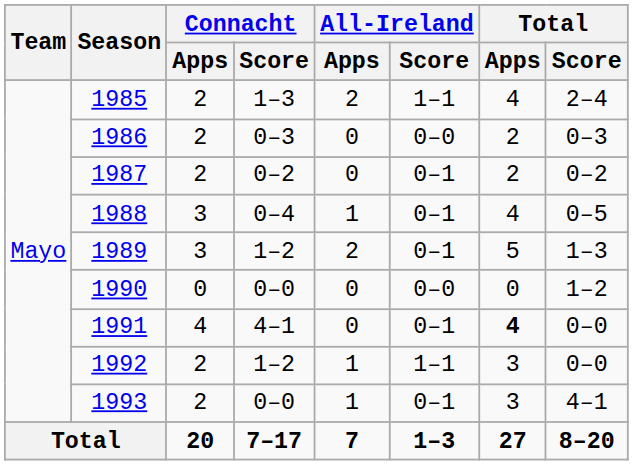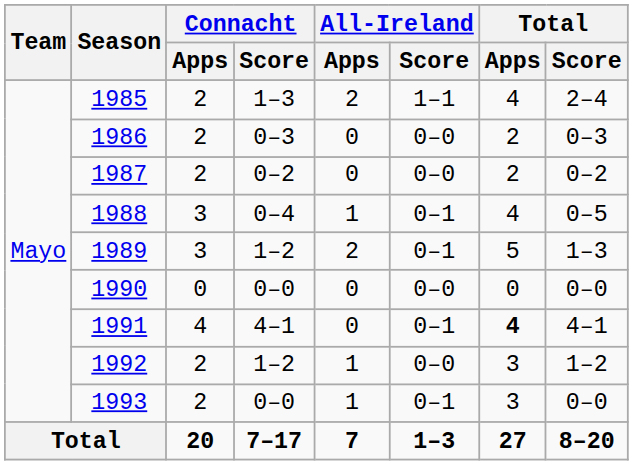(434, 176) 0–1 -> (434, 176) 0–0
(587, 289) 1–2 -> (587, 289) 0–0
(587, 327) 0–0 -> (587, 327) 4–1
(434, 365) 1–1 -> (434, 365) 0–0
(587, 365) 0–0 -> (587, 365) 1–2
(587, 403) 4–1 -> (587, 403) 0–0
